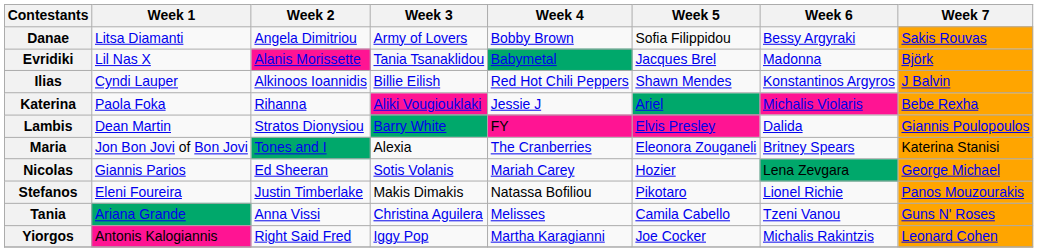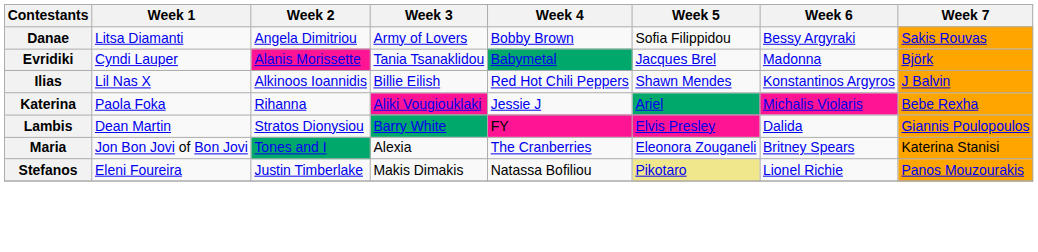(123, 60) Lil Nas X -> (136, 60) Cyndi Lauper
(136, 82) Cyndi Lauper -> (123, 82) Lil Nas X
- row: (48, 170)
(661, 192) no background -> (661, 170) khaki background
- row: (48, 215)
- row: (48, 237)
